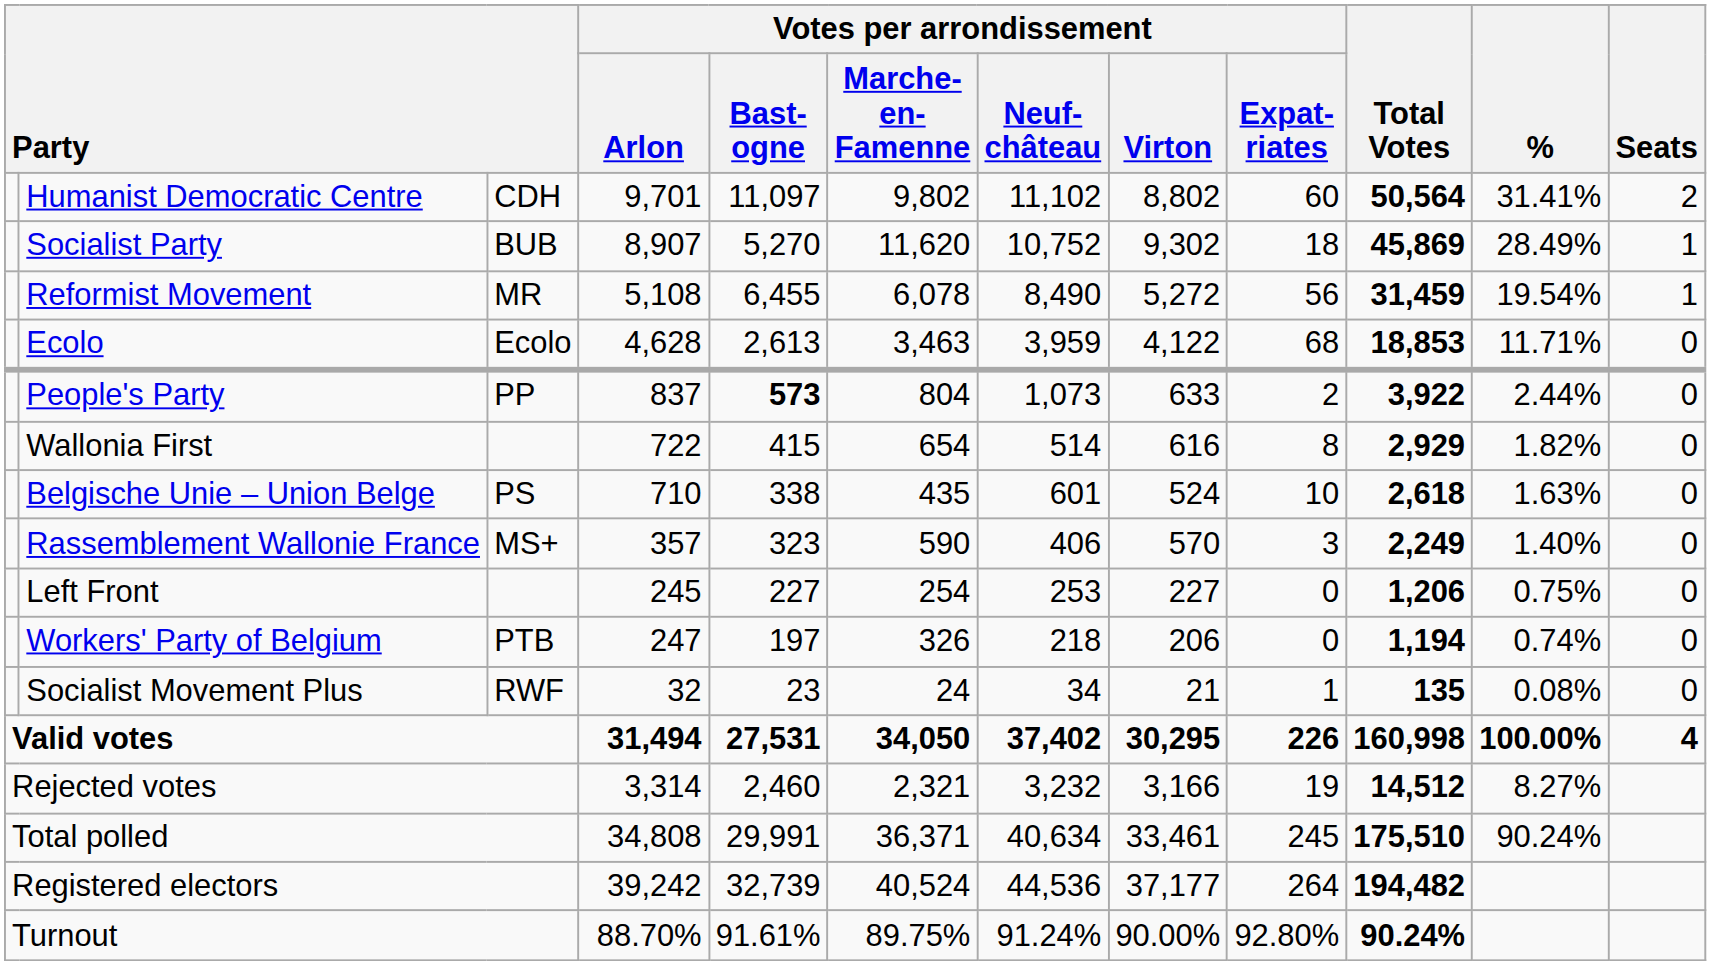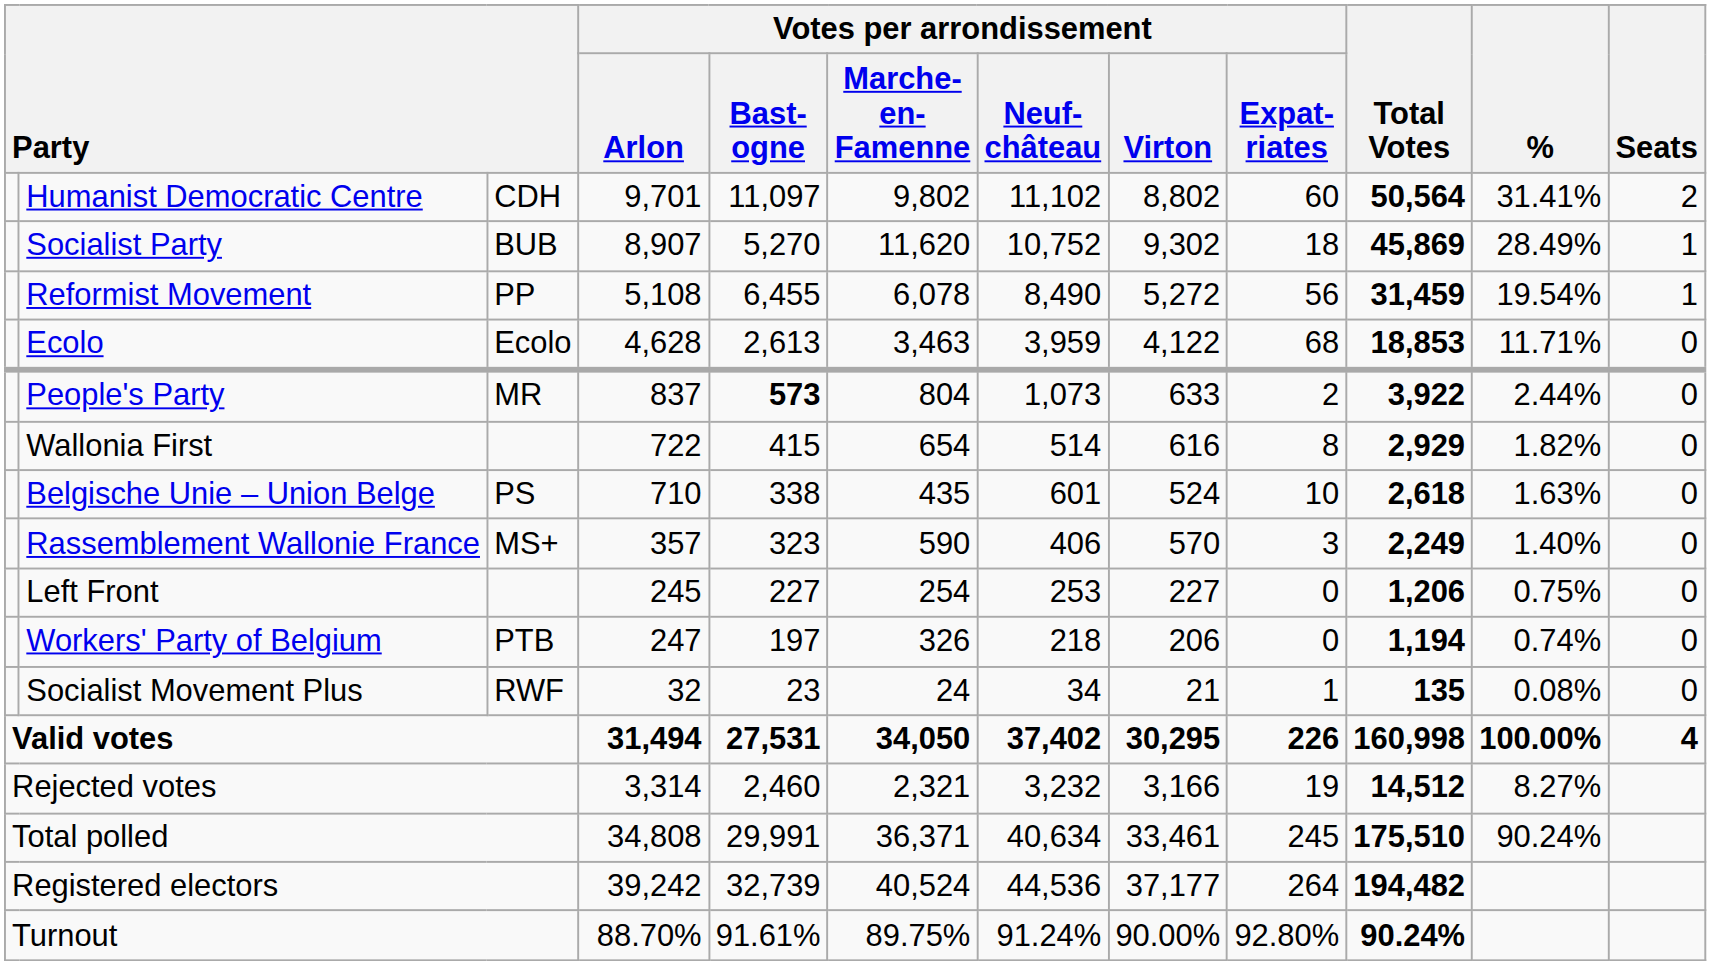(518, 294) MR -> (515, 294) PP
(515, 396) PP -> (518, 396) MR
